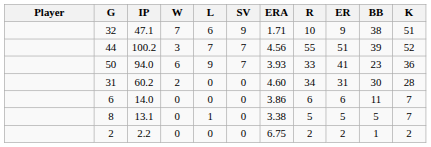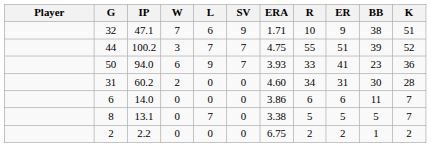(277, 47) 4.56 -> (277, 47) 4.75
(210, 116) 1 -> (210, 116) 7
